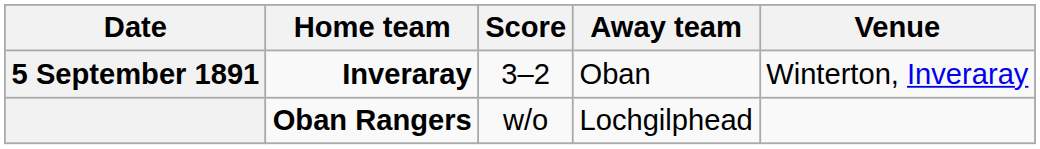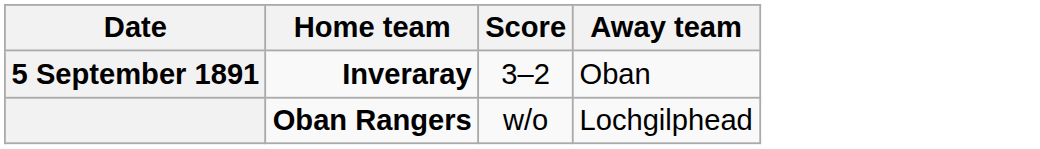- column: (897, 27)
